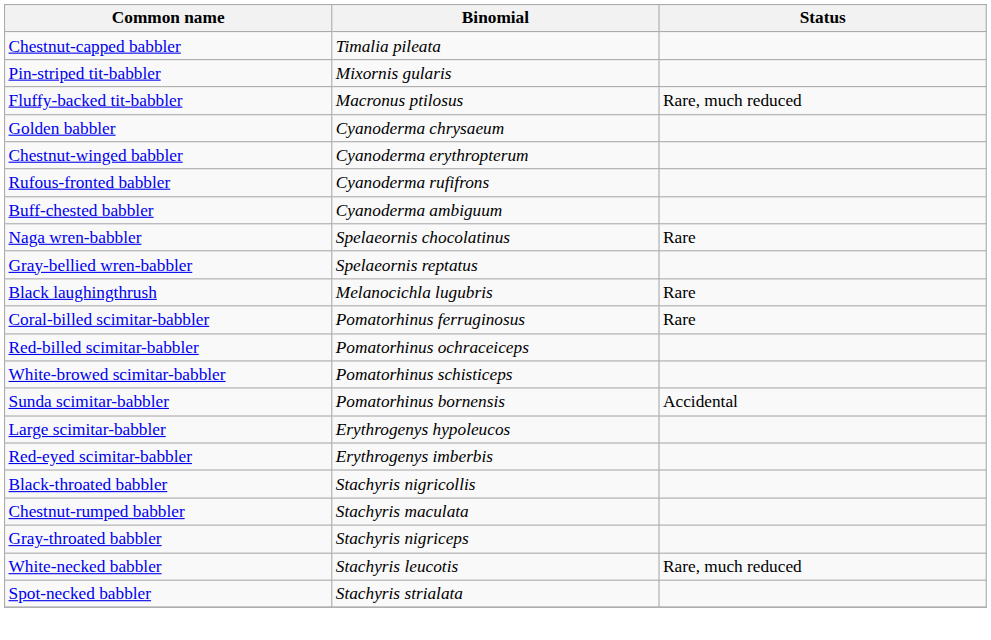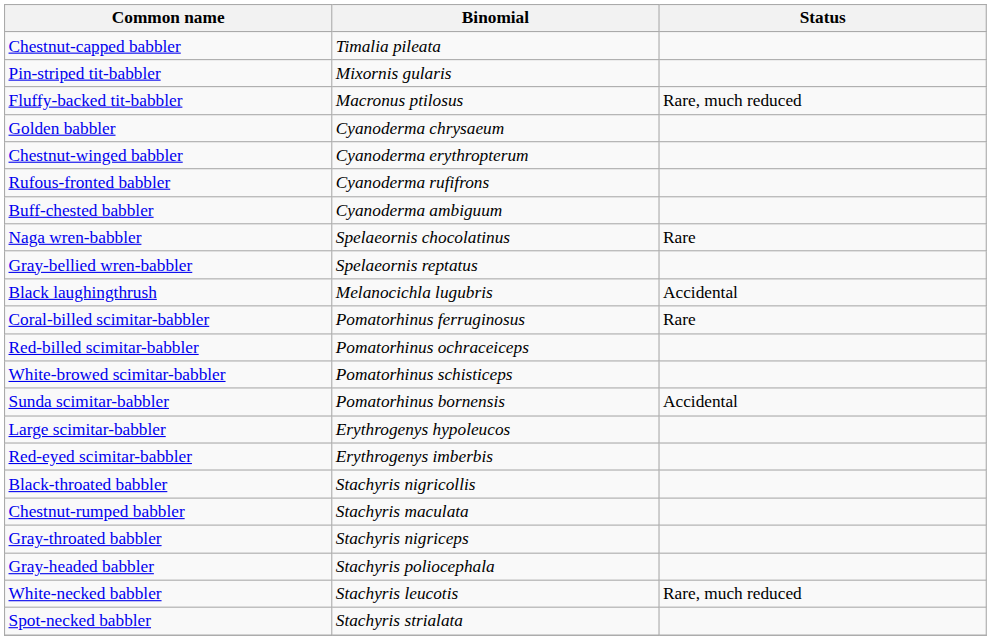(679, 292) Rare -> (700, 292) Accidental
+ row: (81, 566)
